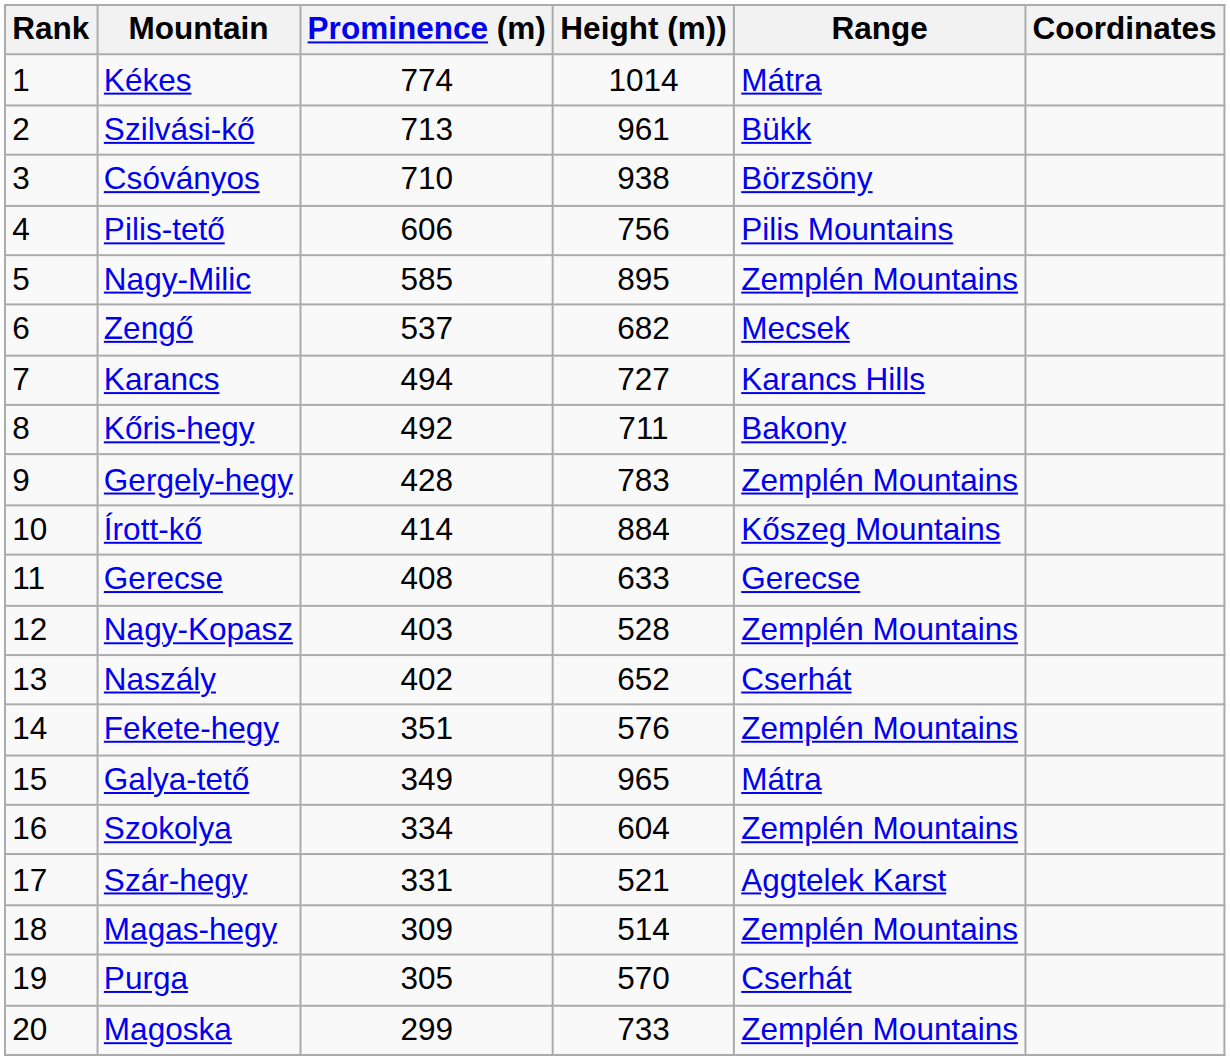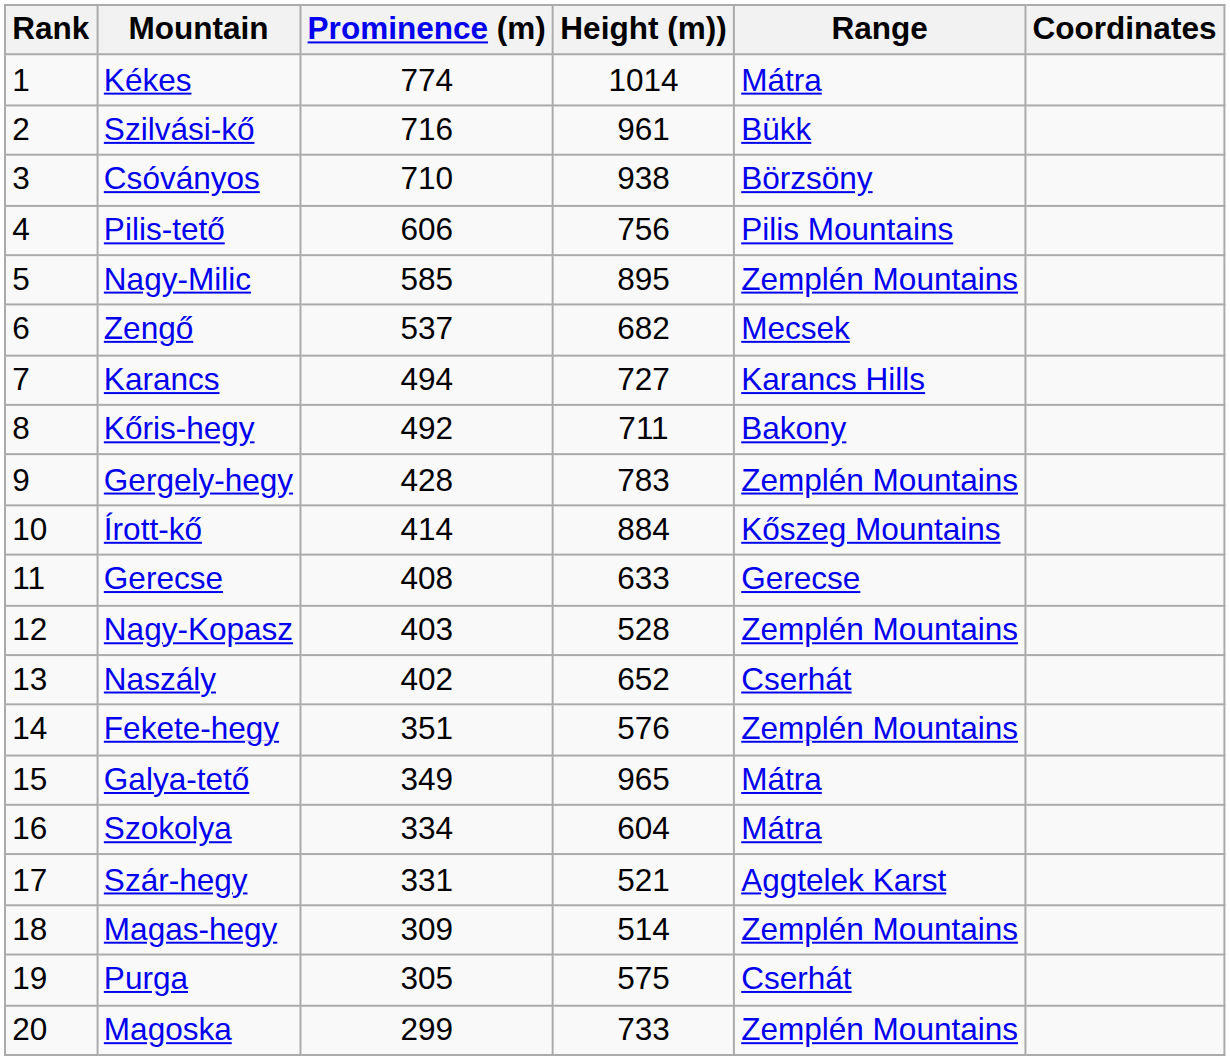(427, 129) 713 -> (427, 129) 716
(880, 829) Zemplén Mountains -> (782, 829) Mátra
(643, 979) 570 -> (643, 979) 575
